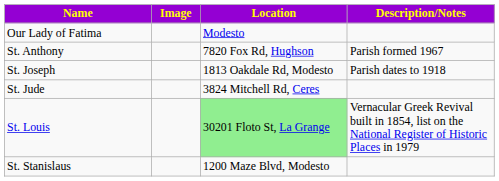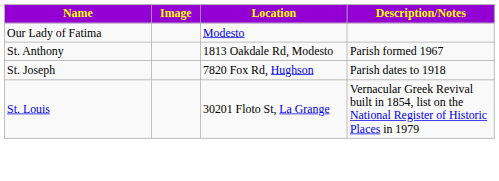(258, 51) 7820 Fox Rd, Hughson -> (268, 51) 1813 Oakdale Rd, Modesto
(268, 70) 1813 Oakdale Rd, Modesto -> (258, 70) 7820 Fox Rd, Hughson
- row: (26, 88)
(266, 127) lightgreen background -> (266, 108) no background
- row: (39, 166)
